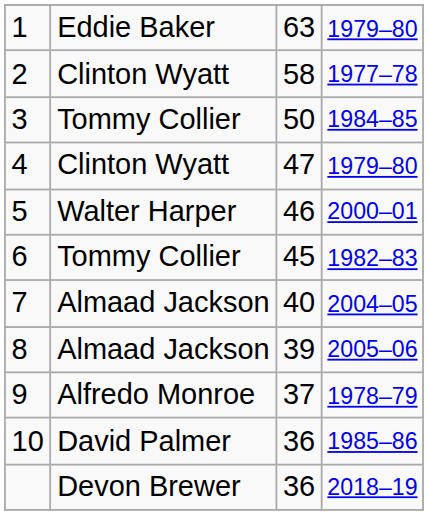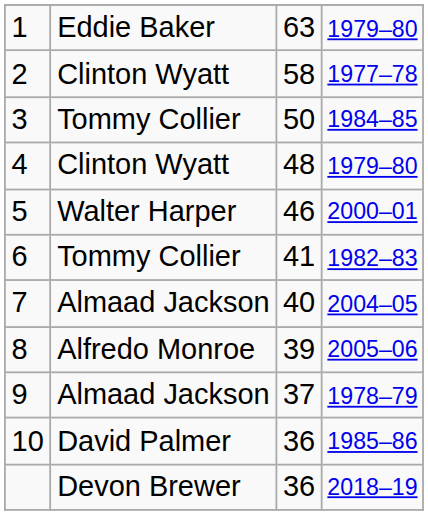(299, 165) 47 -> (299, 165) 48
(299, 257) 45 -> (299, 257) 41
(163, 348) Almaad Jackson -> (156, 348) Alfredo Monroe
(156, 394) Alfredo Monroe -> (163, 394) Almaad Jackson
